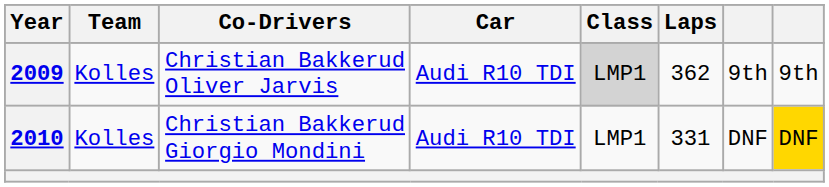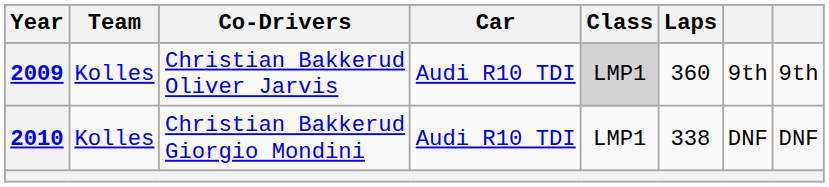(690, 74) 362 -> (690, 74) 360
(690, 138) 331 -> (690, 138) 338
(799, 138) gold background -> (799, 138) no background
